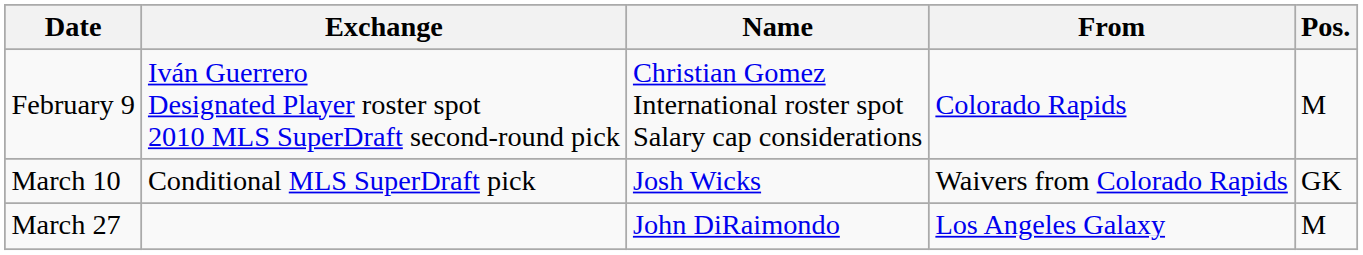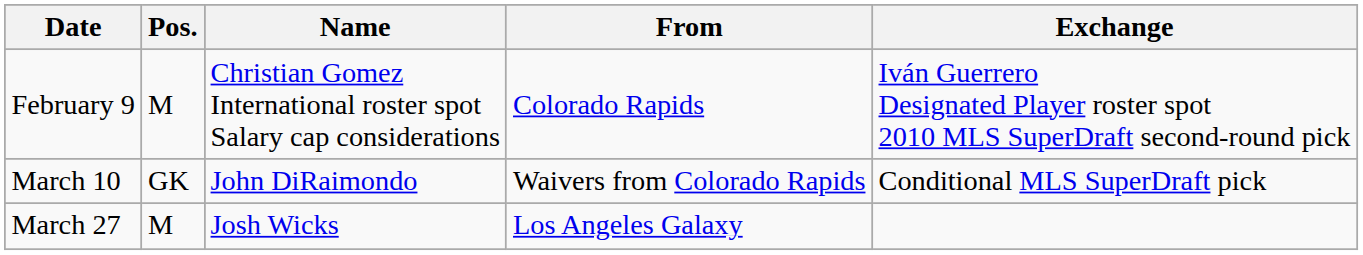columns swapped: (1326, 26) <-> (384, 26)
(697, 180) Josh Wicks -> (314, 180) John DiRaimondo
(736, 225) John DiRaimondo -> (275, 225) Josh Wicks
